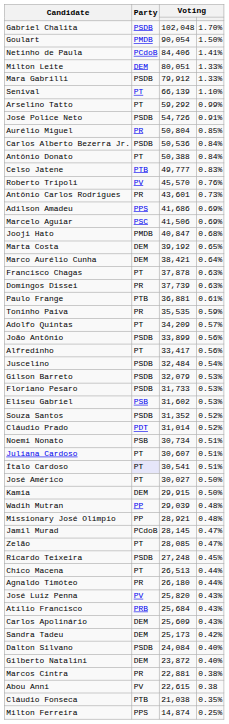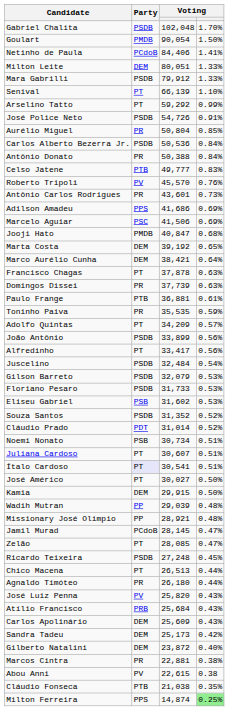(138, 157) PT -> (138, 157) PR
- row: (40, 648)
(210, 712) no background -> (210, 700) lightgreen background
